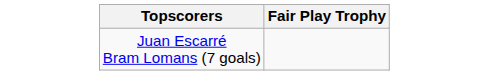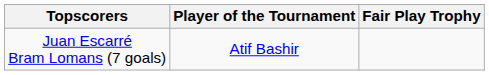+ column: (264, 16)
